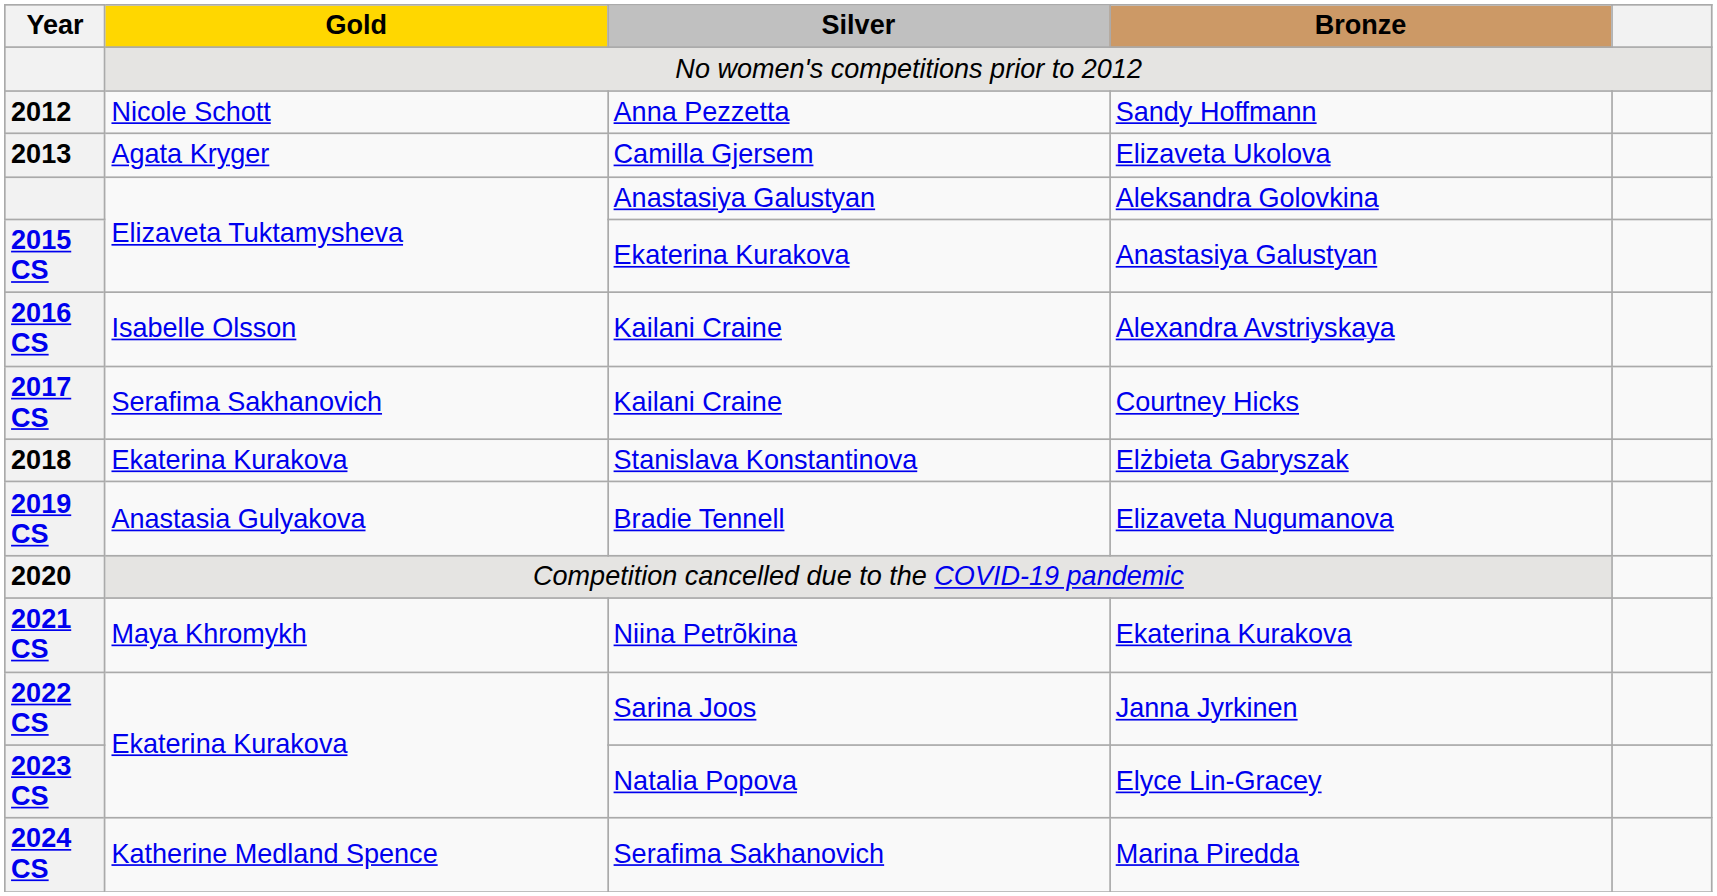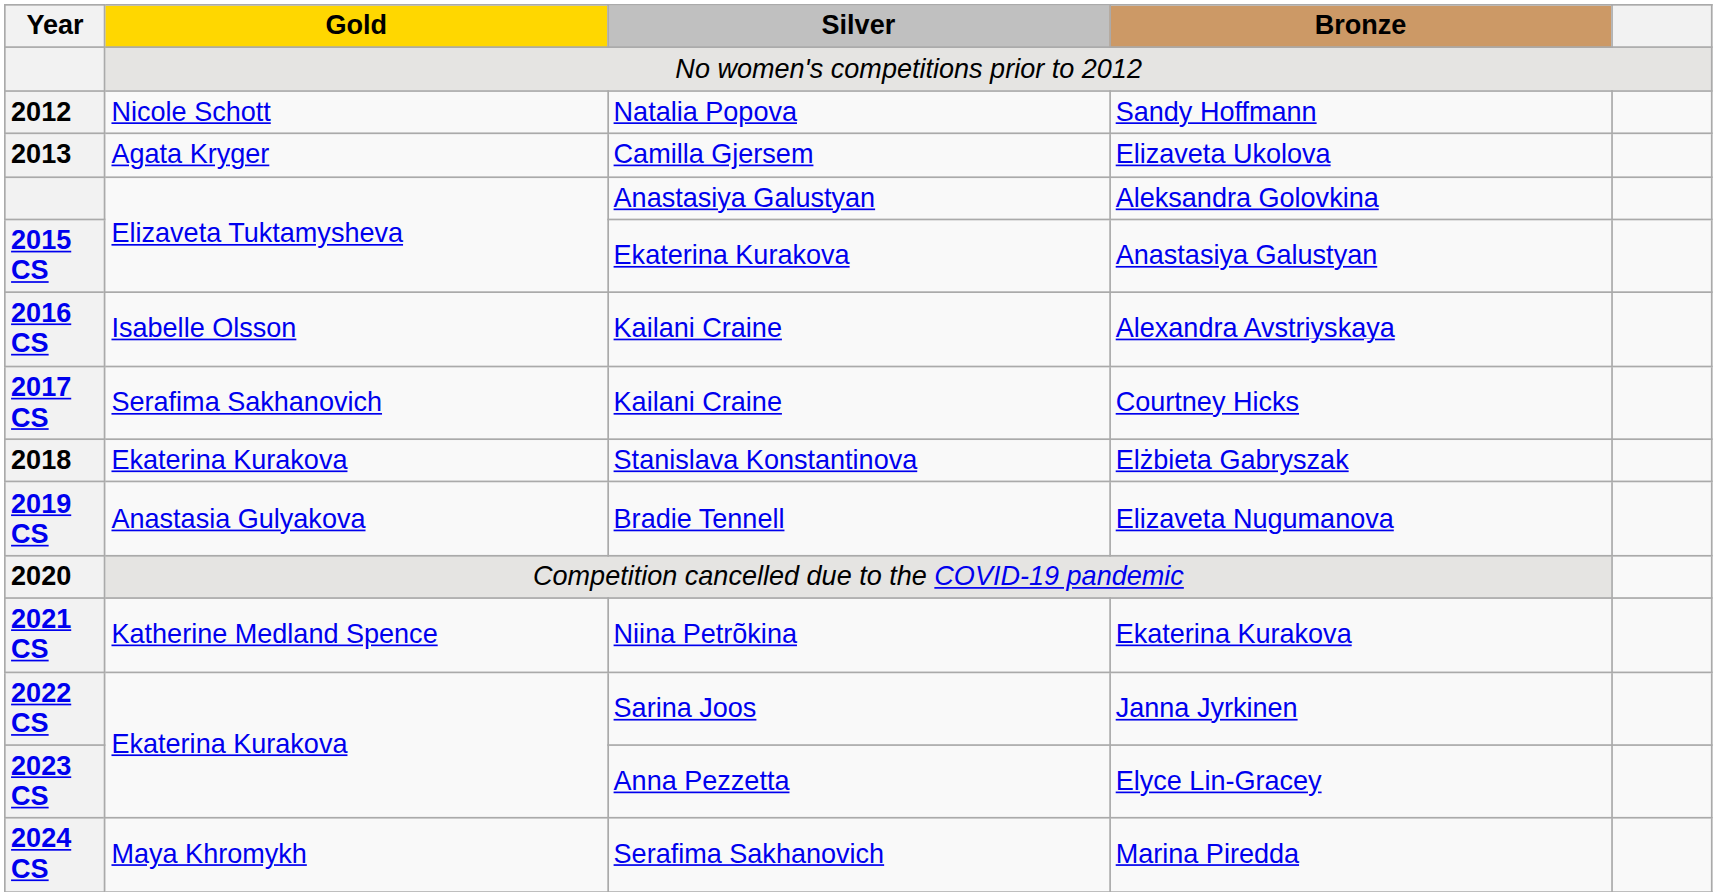(702, 111) Anna Pezzetta -> (705, 111) Natalia Popova
(209, 634) Maya Khromykh -> (275, 634) Katherine Medland Spence
(705, 781) Natalia Popova -> (702, 781) Anna Pezzetta
(275, 854) Katherine Medland Spence -> (209, 854) Maya Khromykh
